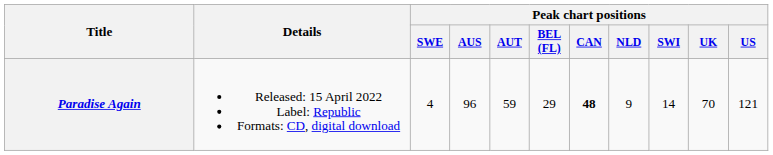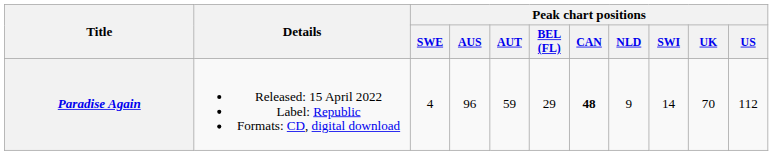(748, 104) 121 -> (748, 104) 112
